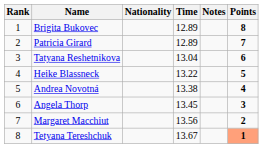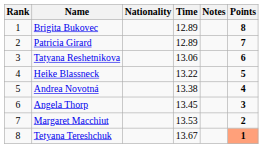(187, 58) 13.04 -> (187, 58) 13.06
(187, 120) 13.56 -> (187, 120) 13.53
